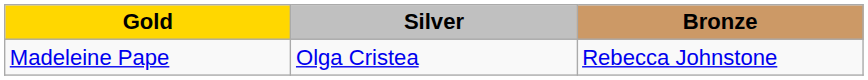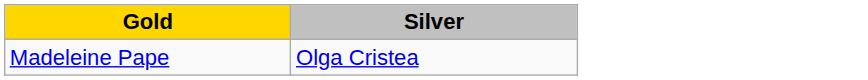- column: (720, 22)
